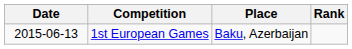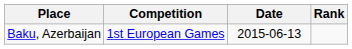columns swapped: (46, 14) <-> (261, 14)
